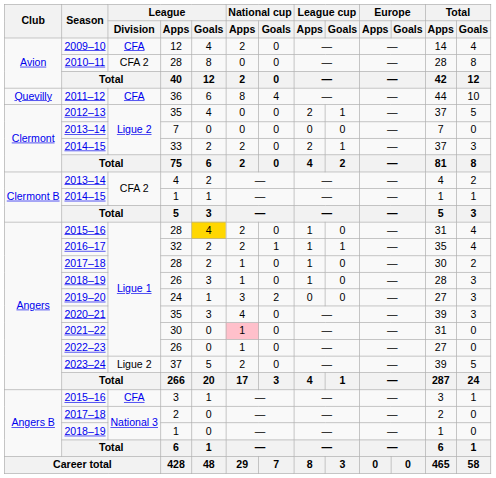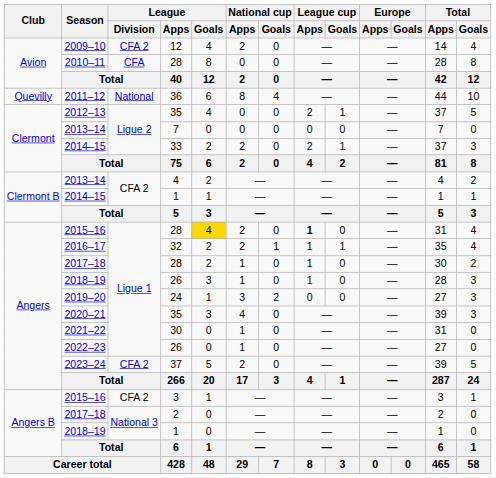(134, 46) CFA -> (134, 46) CFA 2
(134, 63) CFA 2 -> (134, 63) CFA
(134, 96) CFA -> (134, 96) National
(310, 230) normal -> (310, 230) bold
(242, 331) pink background -> (242, 331) no background
(134, 364) Ligue 2 -> (134, 364) CFA 2
(134, 398) CFA -> (134, 398) CFA 2
